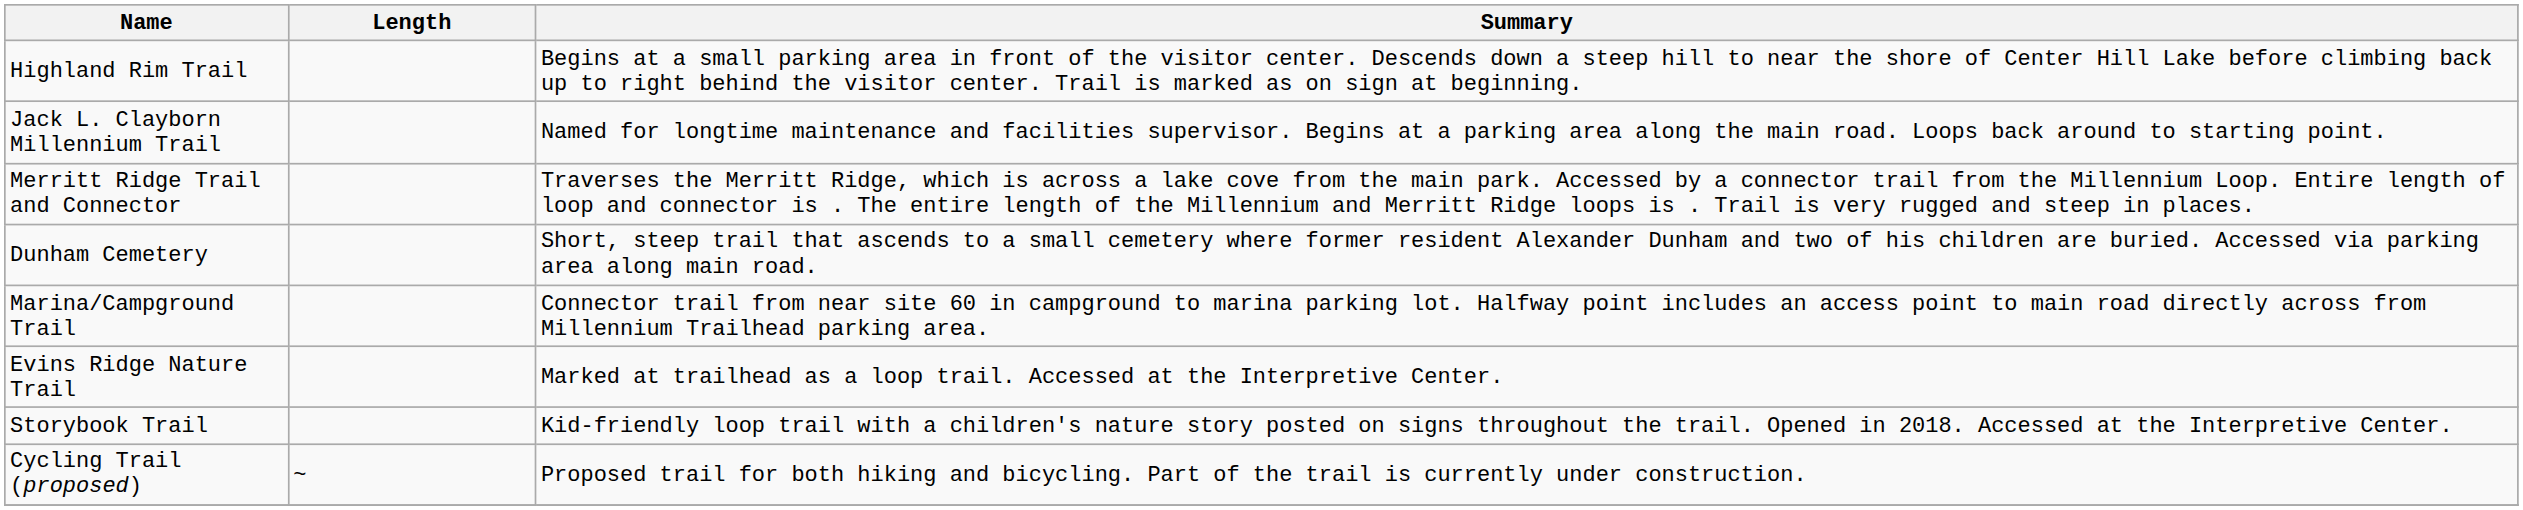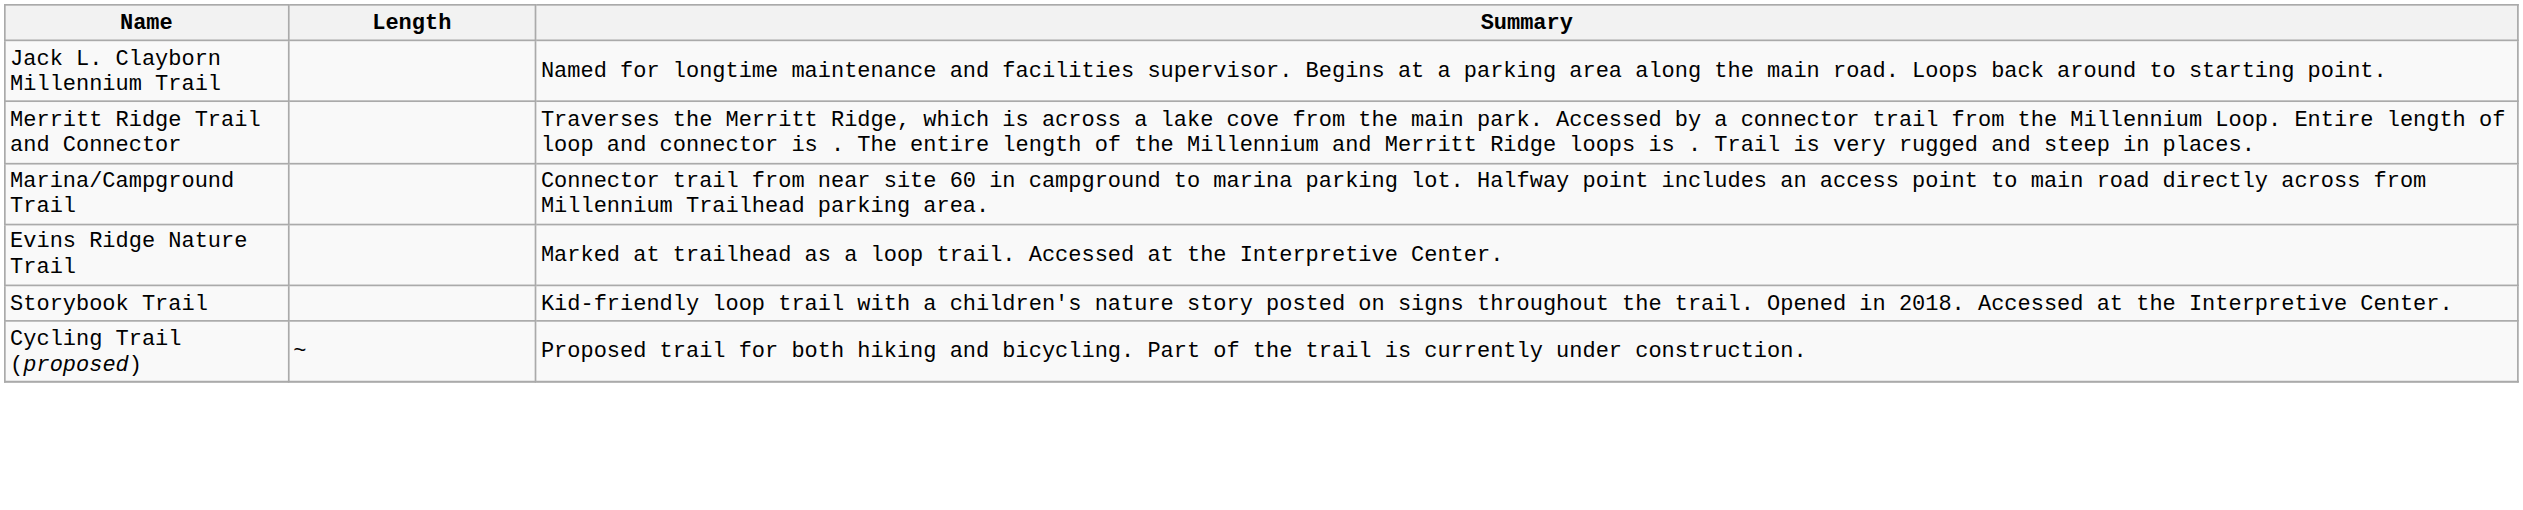- row: (129, 71)
- row: (109, 255)
